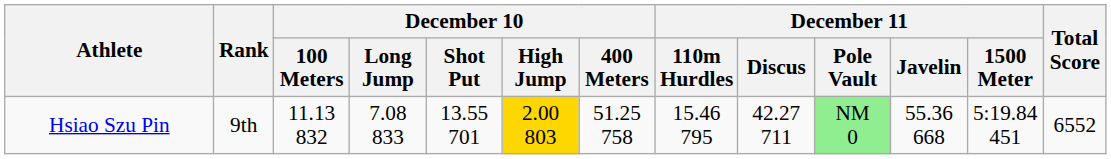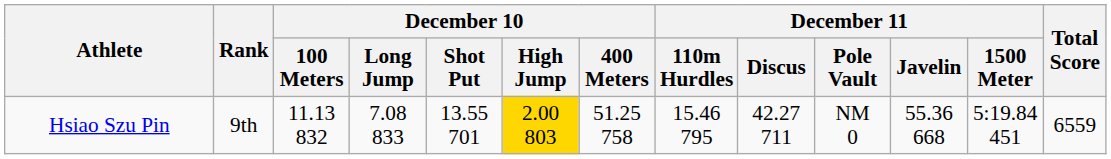(853, 124) lightgreen background -> (853, 124) no background
(1075, 124) 6552 -> (1075, 124) 6559
